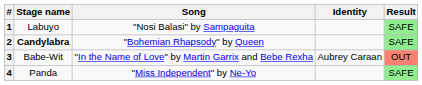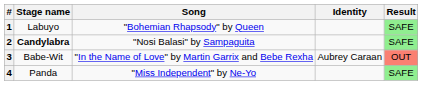(194, 27) "Nosi Balasi" by Sampaguita -> (194, 27) "Bohemian Rhapsody" by Queen
(194, 42) "Bohemian Rhapsody" by Queen -> (194, 42) "Nosi Balasi" by Sampaguita
